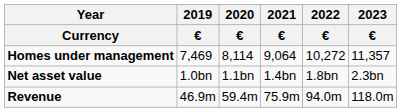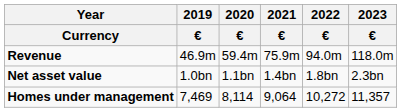rows swapped: (34, 96) <-> (91, 55)
